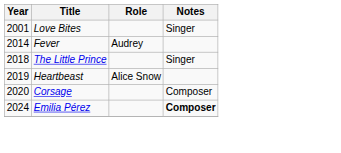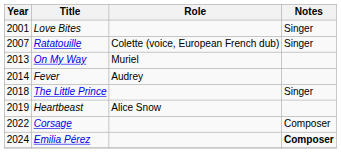+ row: (58, 44)
+ row: (60, 60)
(18, 92) 2020 -> (18, 124) 2022
